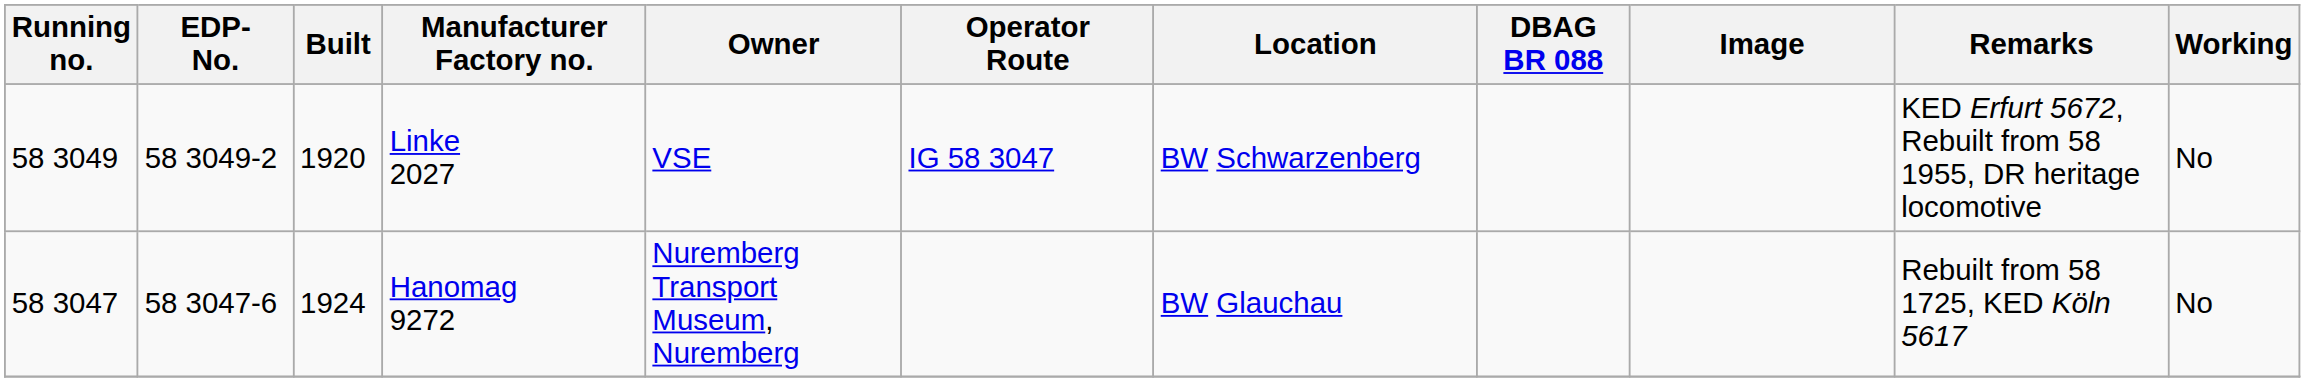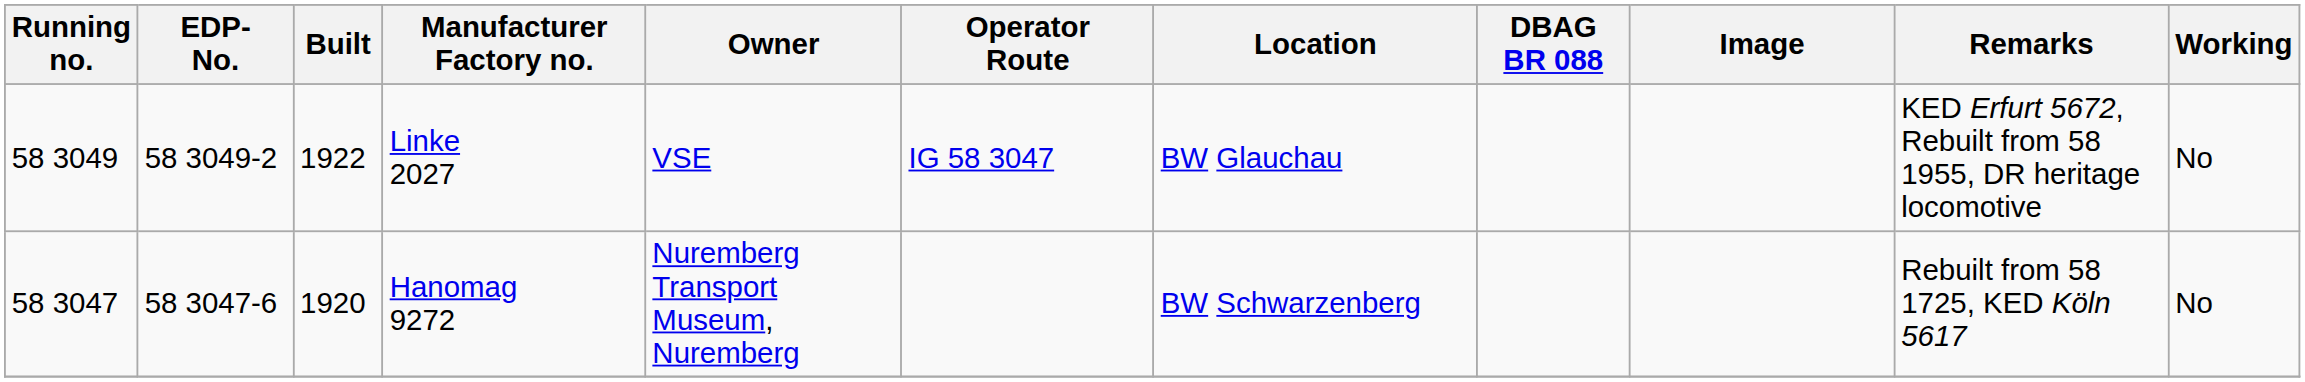(333, 157) 1920 -> (333, 157) 1922
(1291, 157) BW Schwarzenberg -> (1252, 157) BW Glauchau
(333, 303) 1924 -> (333, 303) 1920
(1252, 303) BW Glauchau -> (1291, 303) BW Schwarzenberg
